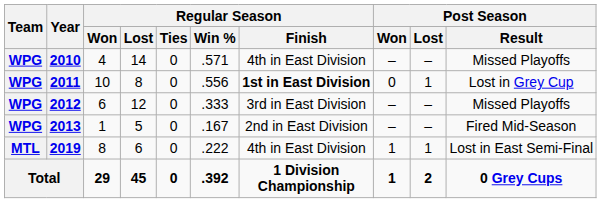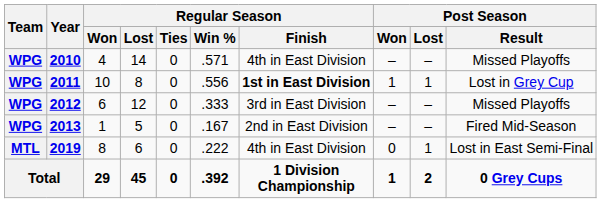(392, 82) 0 -> (392, 82) 1
(392, 149) 1 -> (392, 149) 0
